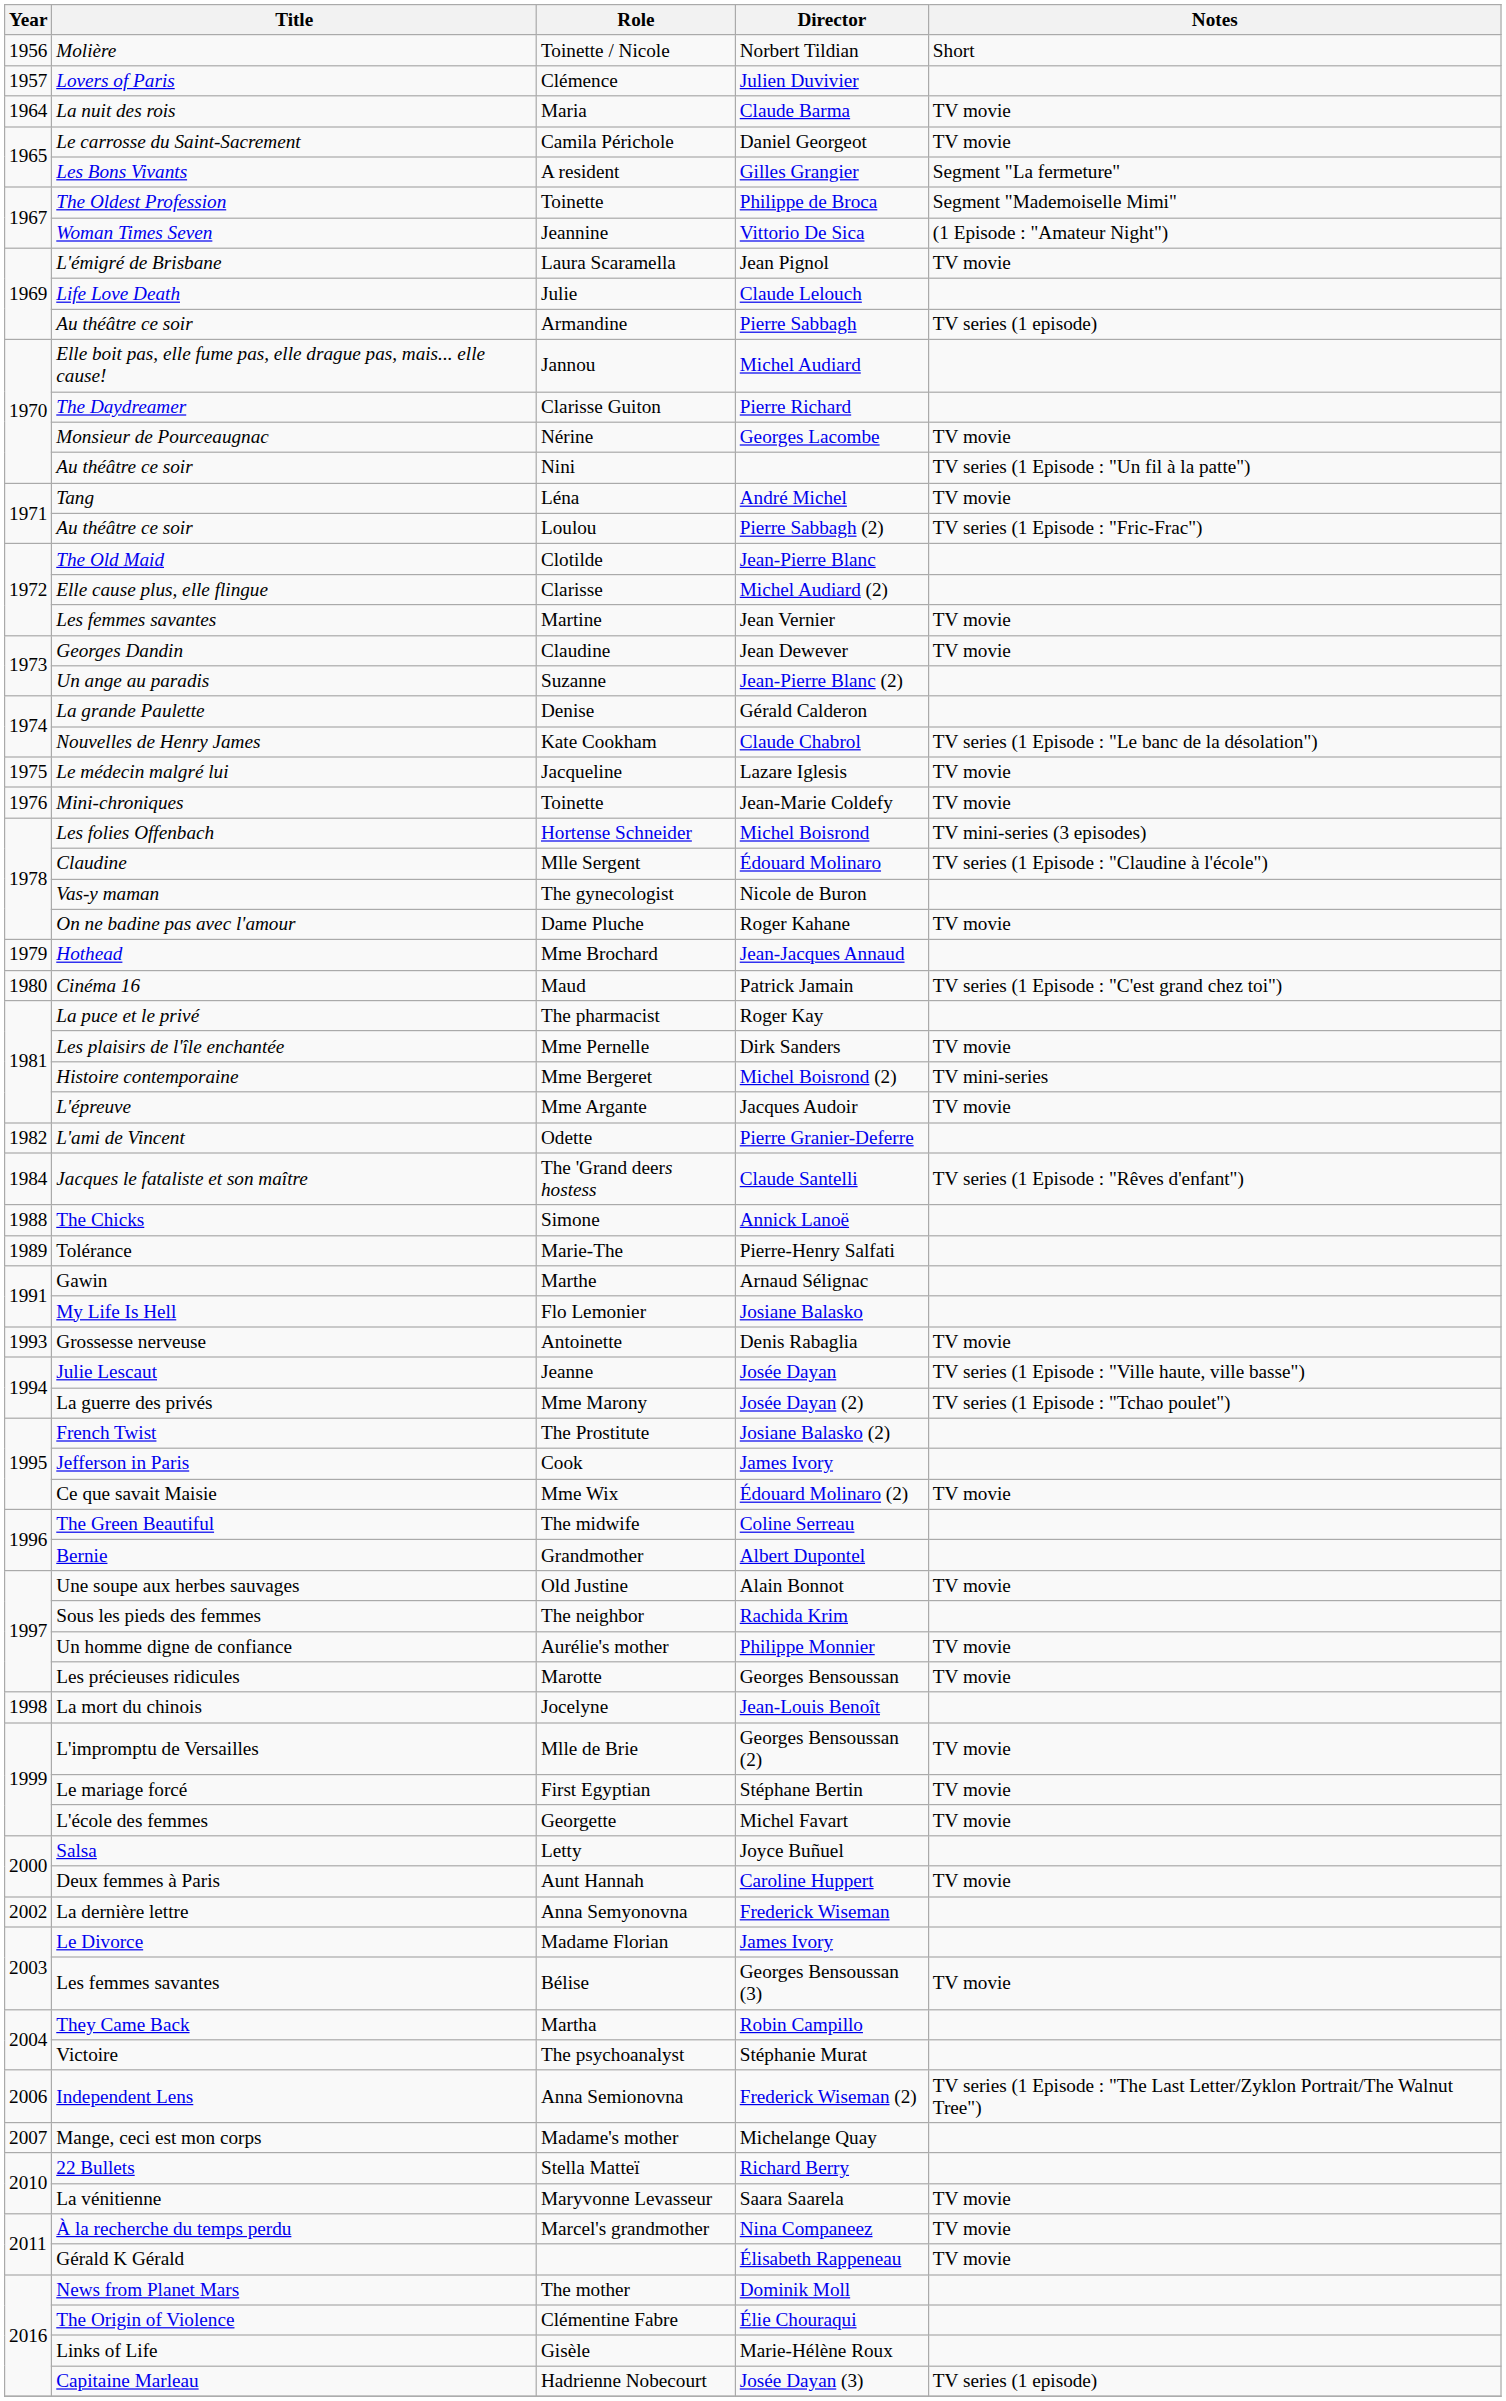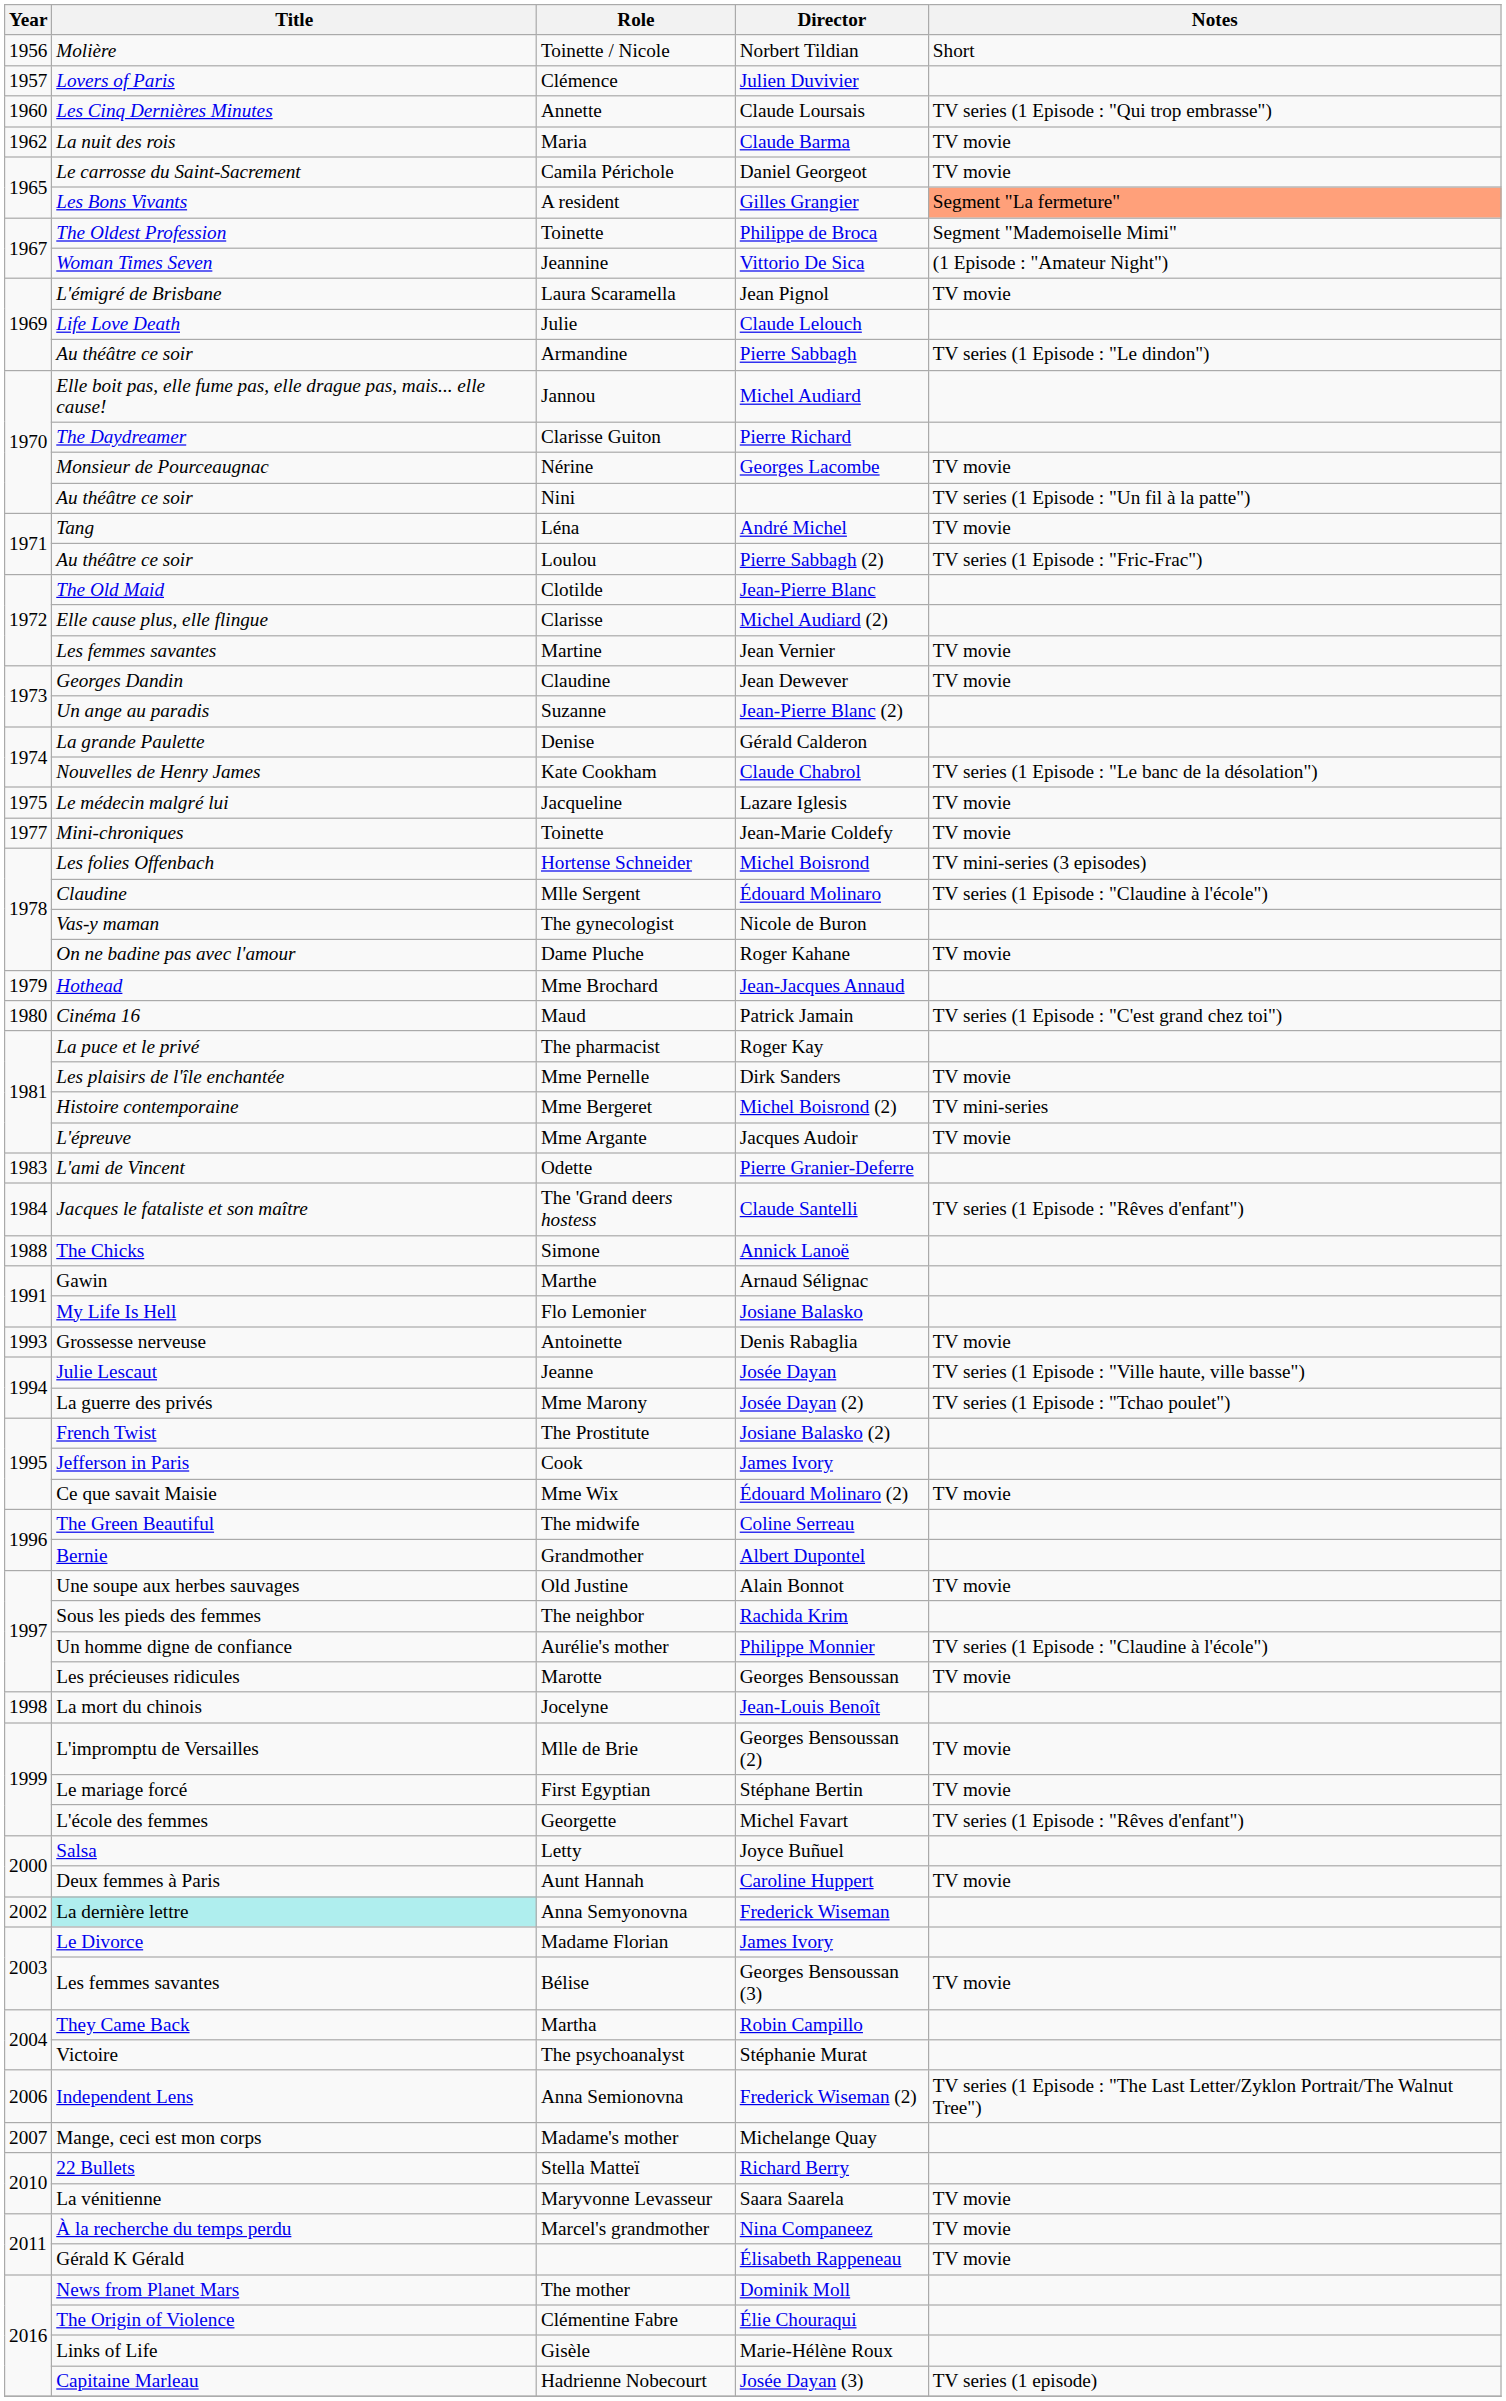+ row: (571, 111)
(28, 111) 1964 -> (28, 141) 1962
(1027, 171) no background -> (1027, 202) lightsalmon background
(1015, 324) TV series (1 episode) -> (1071, 354) TV series (1 Episode : "Le dindon")
(28, 802) 1976 -> (28, 833) 1977
(28, 1137) 1982 -> (28, 1167) 1983
- row: (582, 1250)
(972, 1646) TV movie -> (1100, 1646) TV series (1 Episode : "Claudine à l'école")
(972, 1820) TV movie -> (1088, 1820) TV series (1 Episode : "Rêves d'enfant")
(122, 1911) no background -> (122, 1911) paleturquoise background
